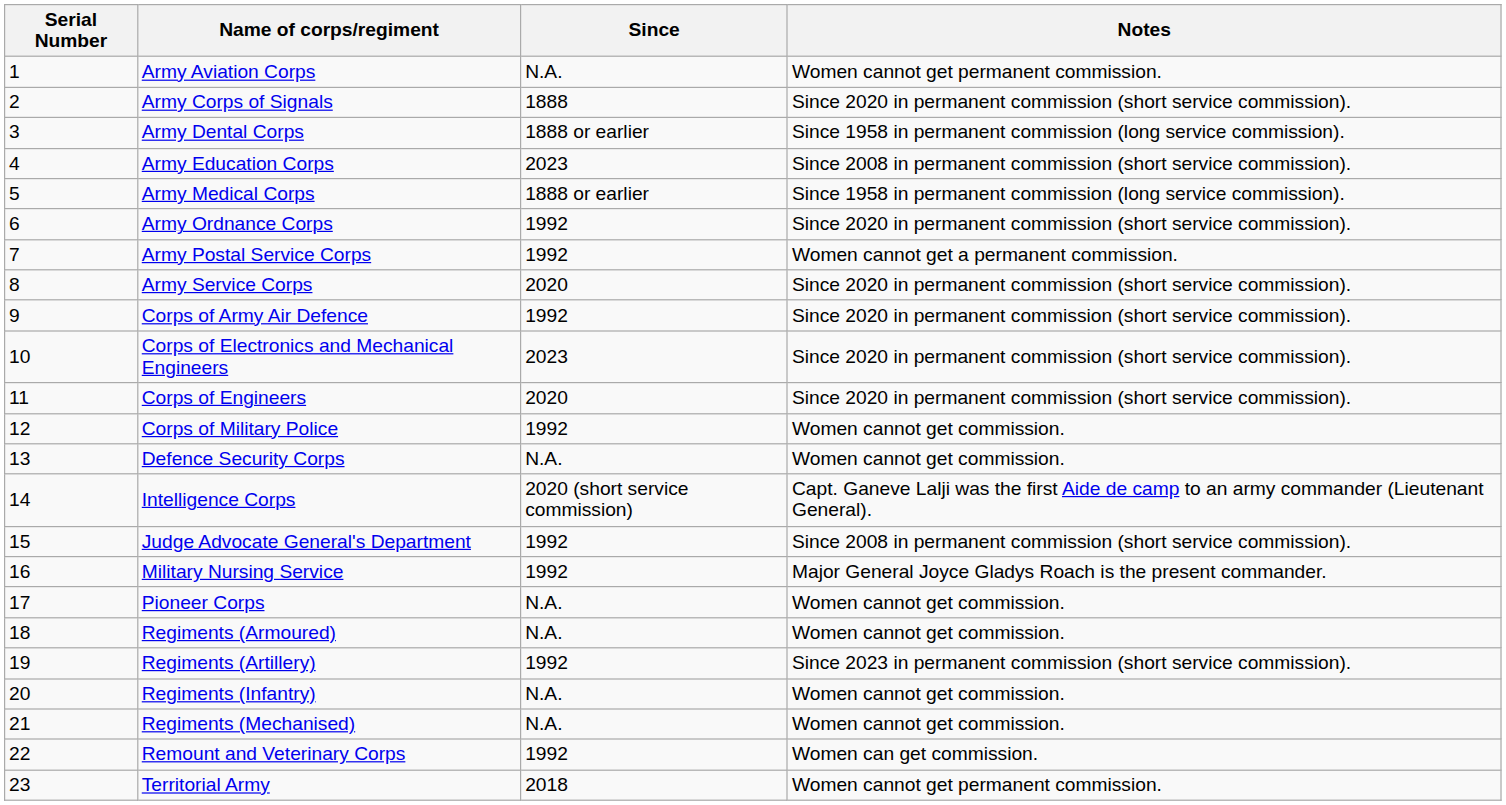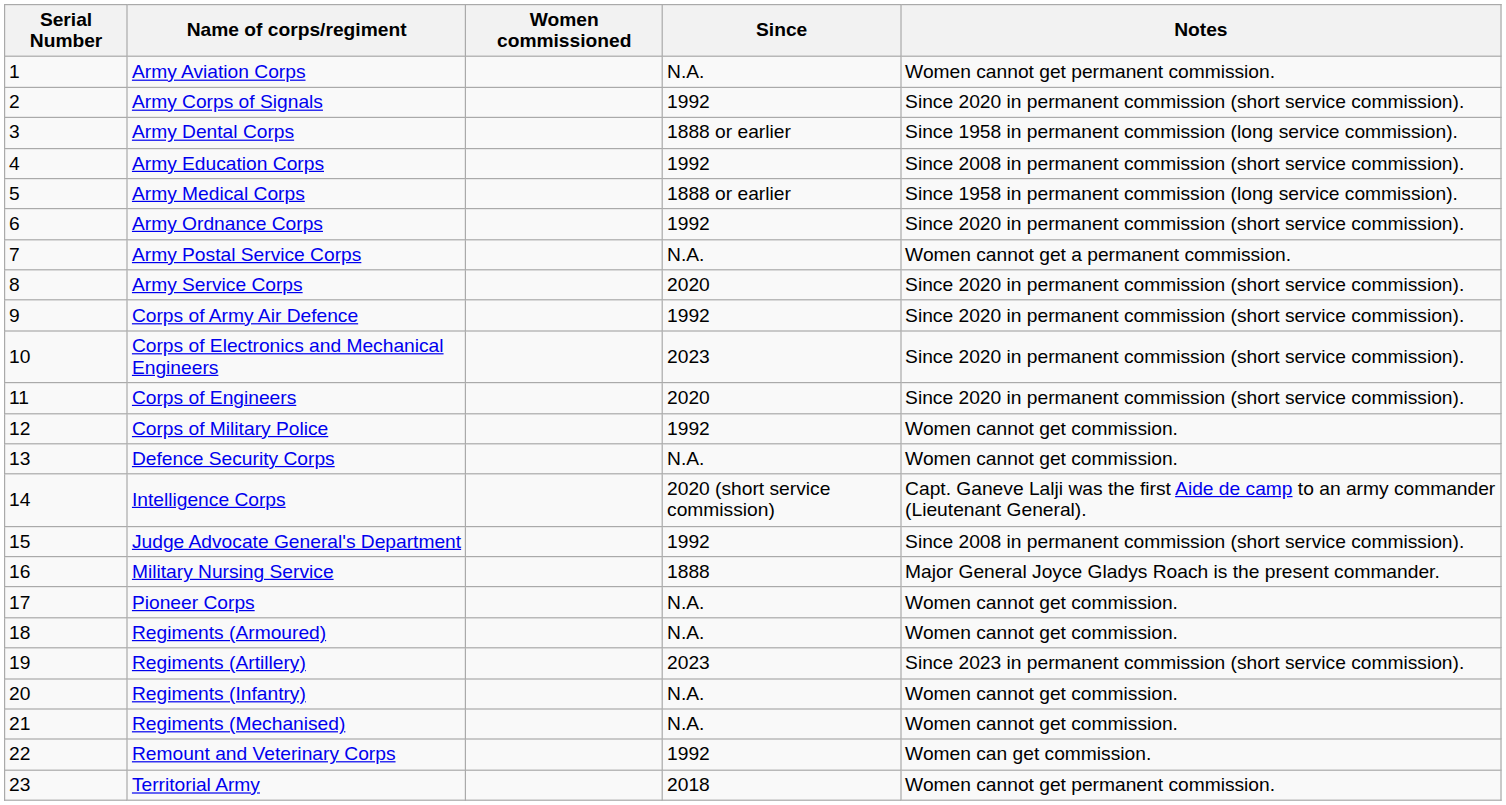+ column: (564, 30)
(547, 102) 1888 -> (688, 102) 1992
(547, 163) 2023 -> (688, 163) 1992
(547, 254) 1992 -> (686, 254) N.A.
(547, 571) 1992 -> (688, 571) 1888
(547, 663) 1992 -> (688, 663) 2023
